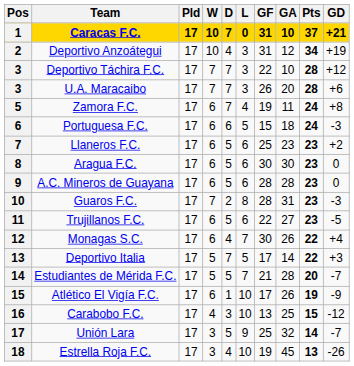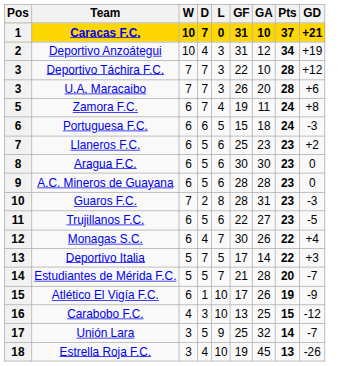- column: (191, 13)
